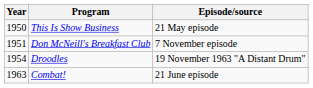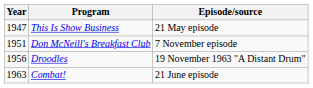(17, 28) 1950 -> (17, 28) 1947
(17, 59) 1954 -> (17, 59) 1956
